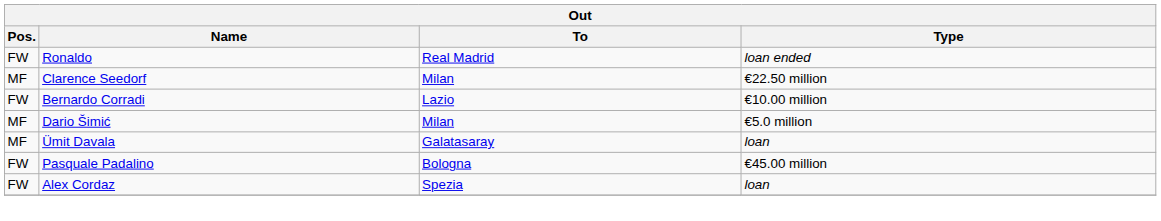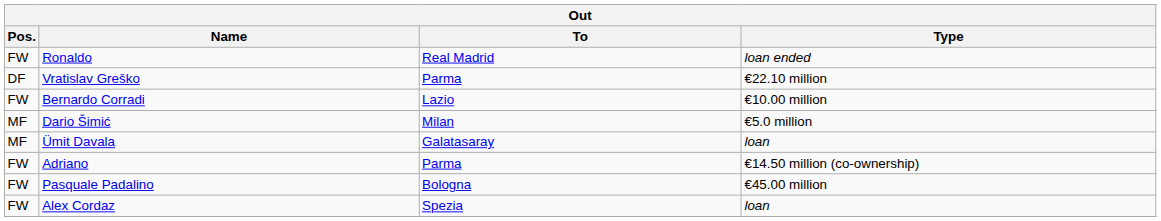- row: (94, 79)
+ row: (91, 79)
+ row: (65, 164)
